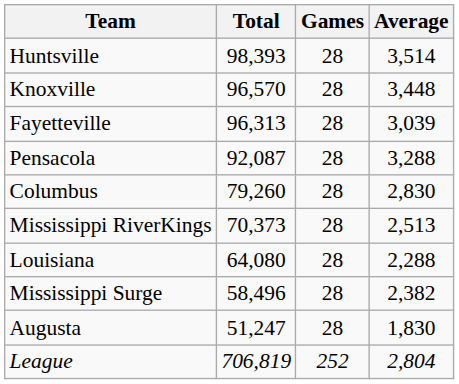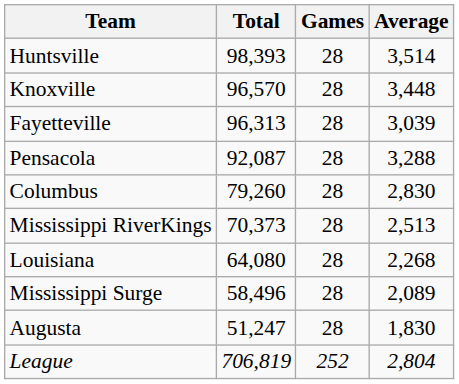(411, 259) 2,288 -> (411, 259) 2,268
(411, 293) 2,382 -> (411, 293) 2,089
